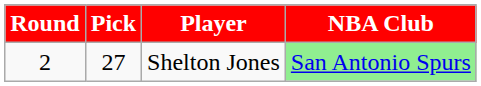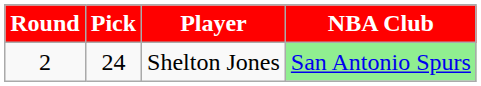(113, 61) 27 -> (113, 61) 24
